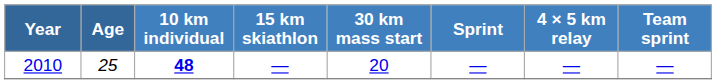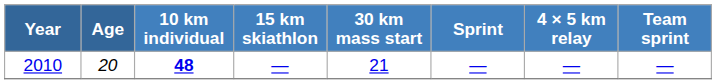(108, 65) 25 -> (108, 65) 20
(379, 65) 20 -> (379, 65) 21
